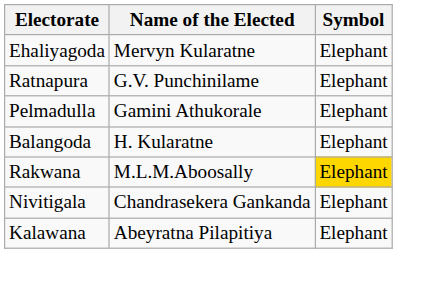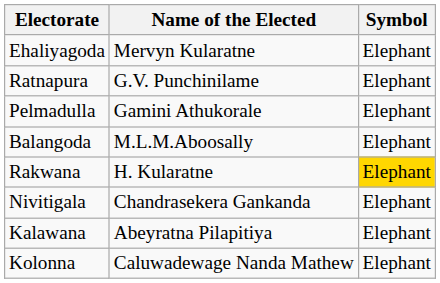(163, 141) H. Kularatne -> (183, 141) M.L.M.Aboosally
(183, 171) M.L.M.Aboosally -> (163, 171) H. Kularatne
+ row: (42, 263)
